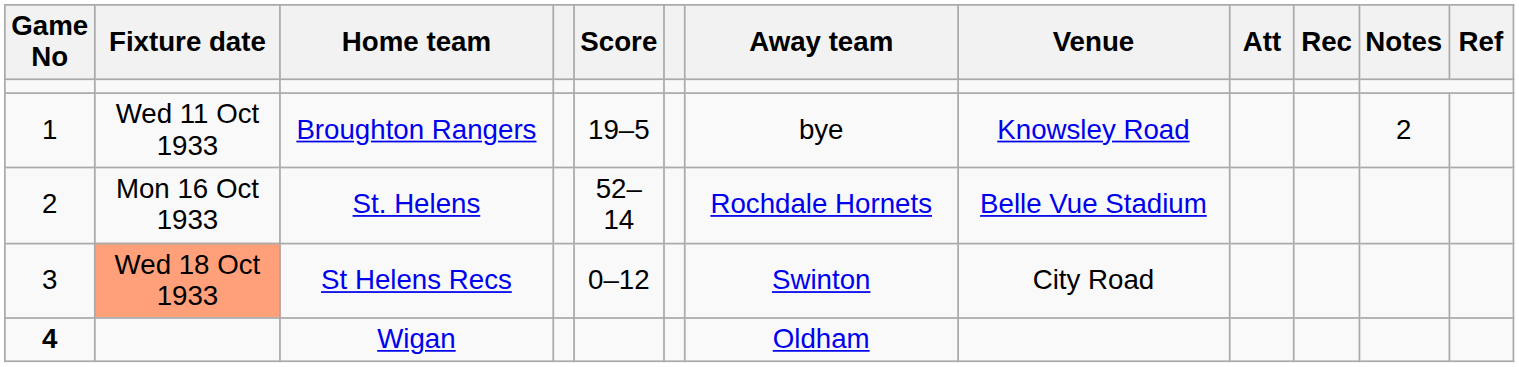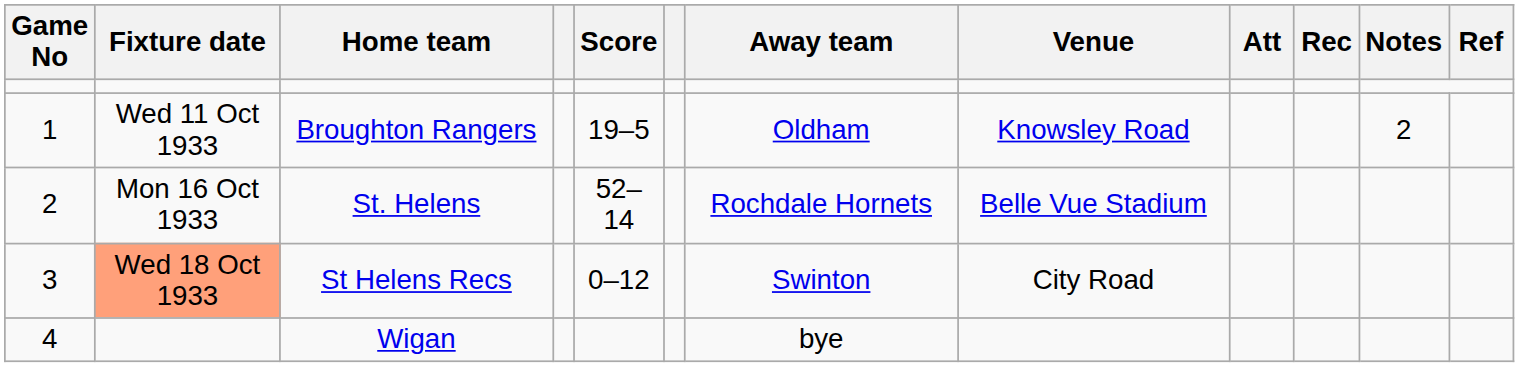(821, 129) bye -> (821, 129) Oldham
(50, 339) bold -> (50, 339) normal
(821, 339) Oldham -> (821, 339) bye
